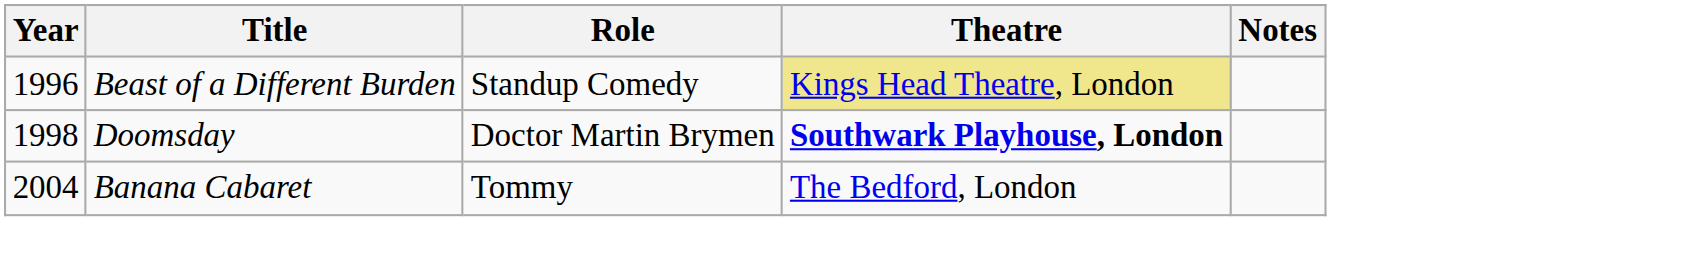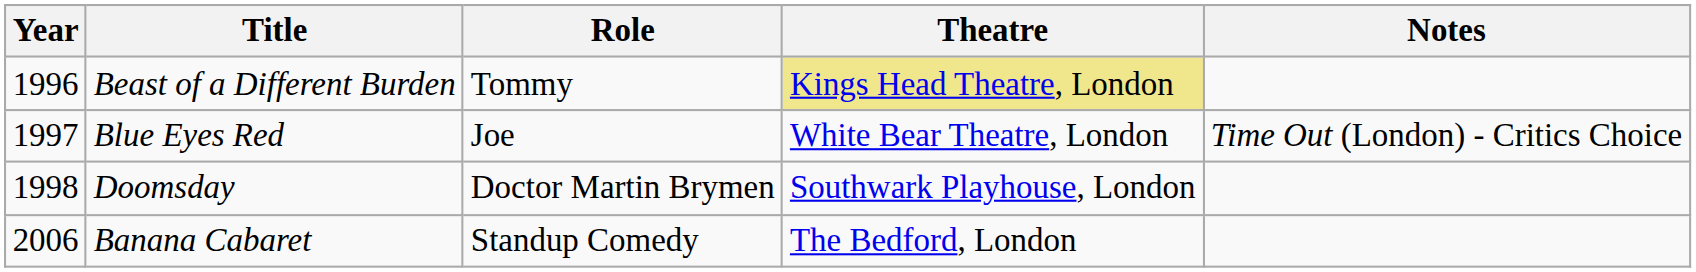(585, 82) Standup Comedy -> (522, 82) Tommy
+ row: (189, 135)
(1007, 135) bold -> (993, 187) normal
(46, 187) 2004 -> (46, 239) 2006
(522, 187) Tommy -> (585, 239) Standup Comedy
